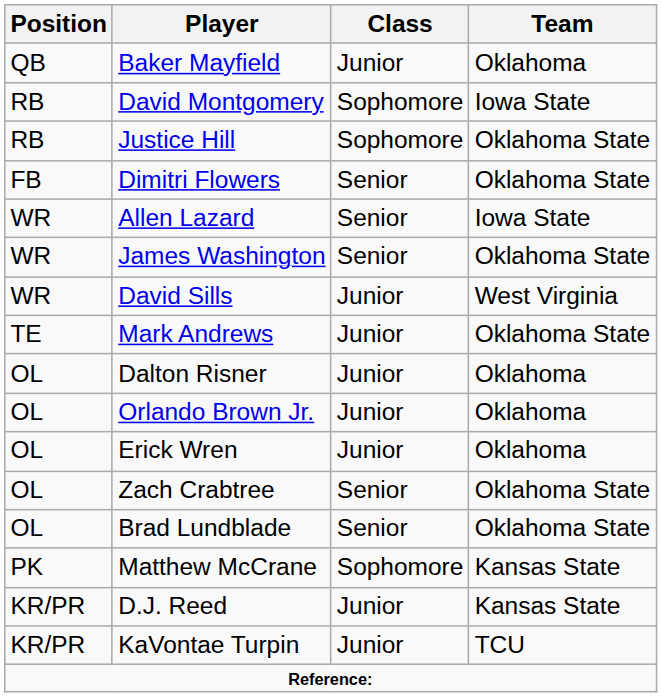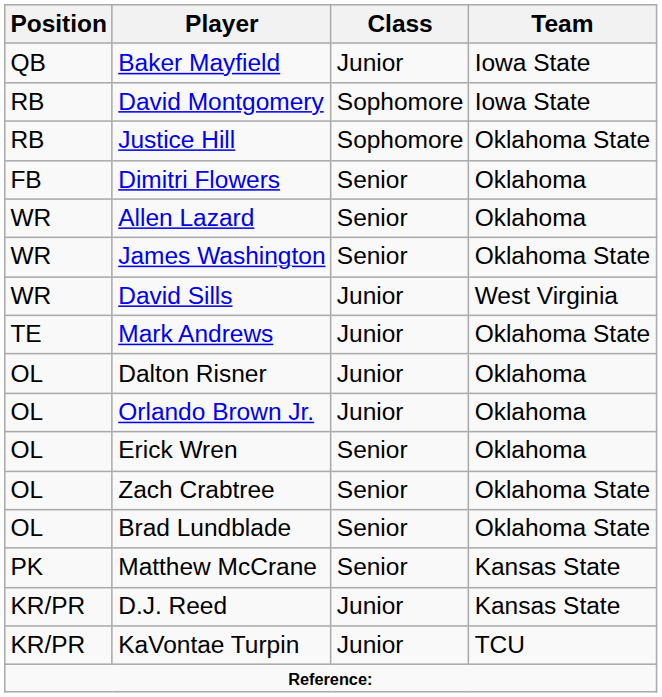(530, 62) Oklahoma -> (532, 62) Iowa State
(562, 179) Oklahoma State -> (530, 179) Oklahoma
(532, 218) Iowa State -> (530, 218) Oklahoma
(370, 450) Junior -> (372, 450) Senior
(400, 567) Sophomore -> (372, 567) Senior
